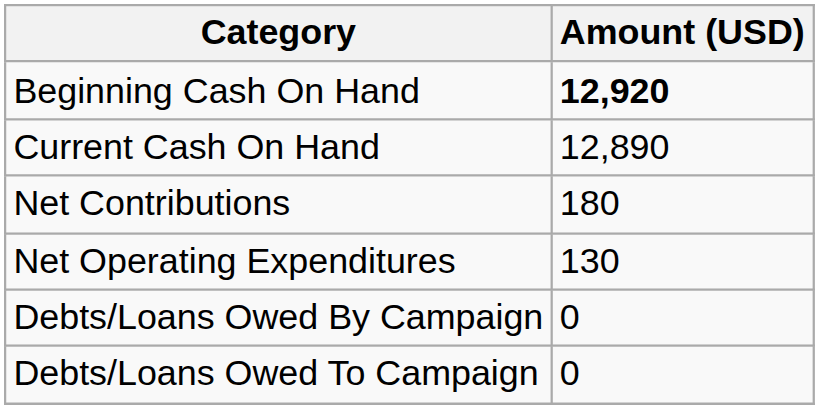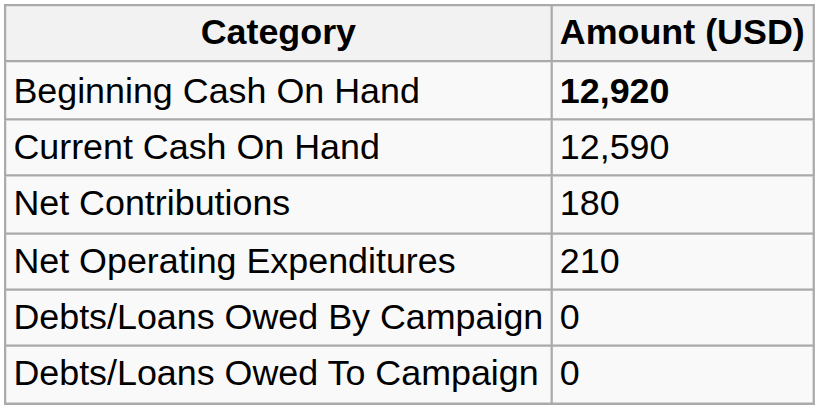(615, 146) 12,890 -> (615, 146) 12,590
(590, 260) 130 -> (590, 260) 210
